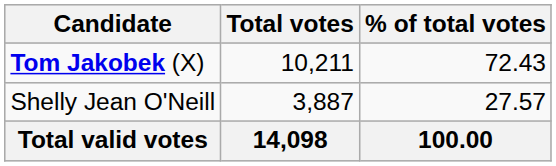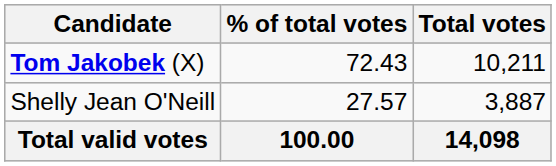columns swapped: (290, 23) <-> (456, 23)
